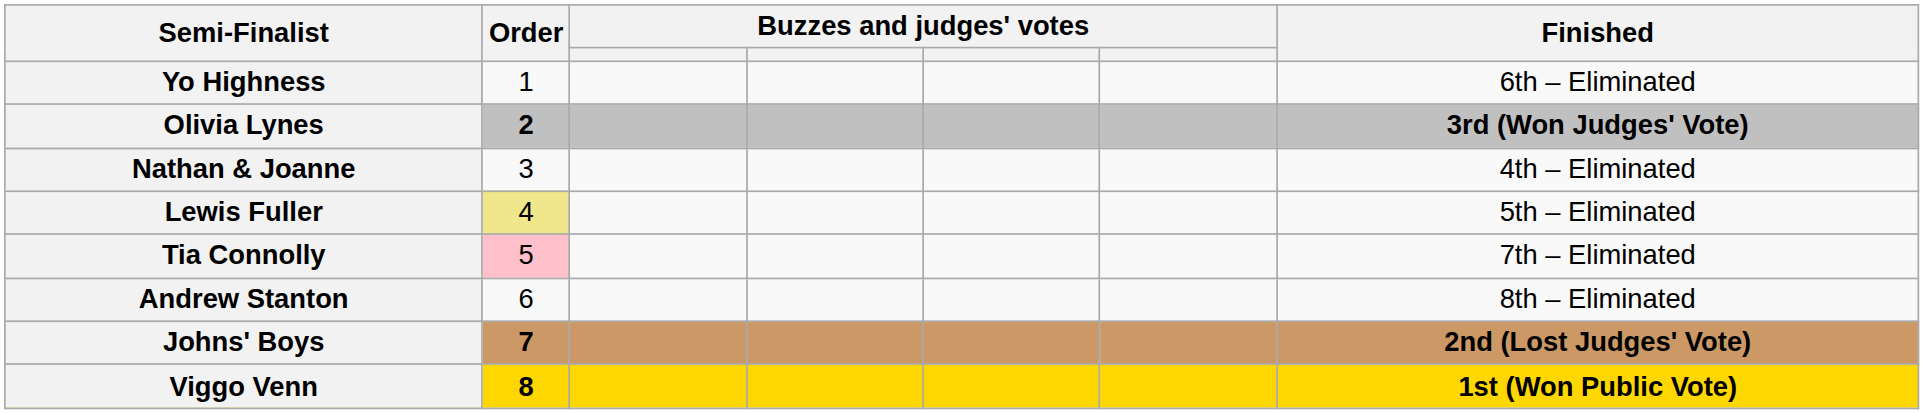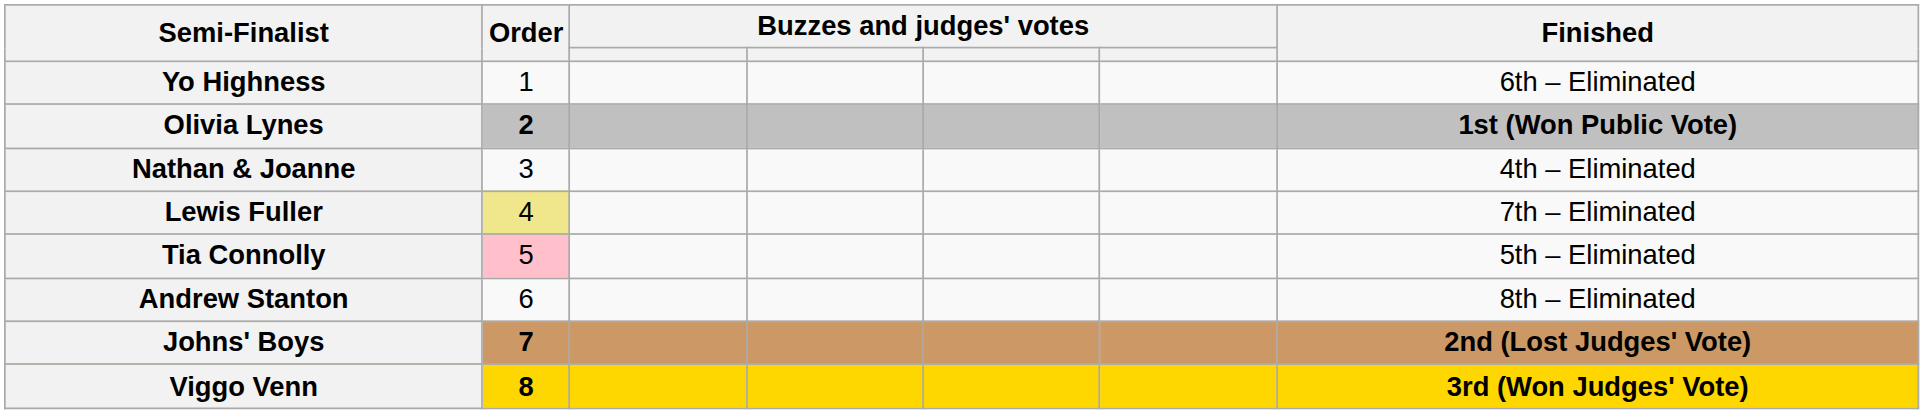(1598, 125) 3rd (Won Judges' Vote) -> (1598, 125) 1st (Won Public Vote)
(1598, 212) 5th – Eliminated -> (1598, 212) 7th – Eliminated
(1598, 255) 7th – Eliminated -> (1598, 255) 5th – Eliminated
(1598, 385) 1st (Won Public Vote) -> (1598, 385) 3rd (Won Judges' Vote)
